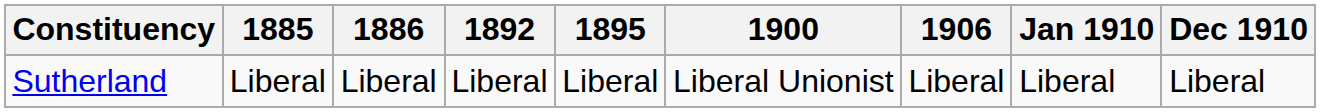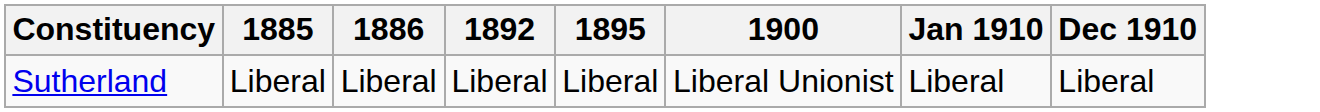- column: (956, 29)
